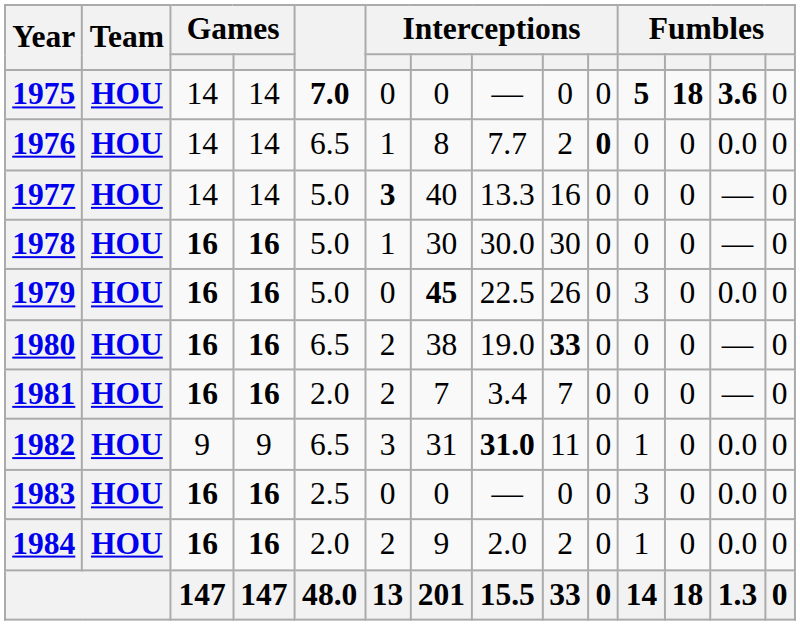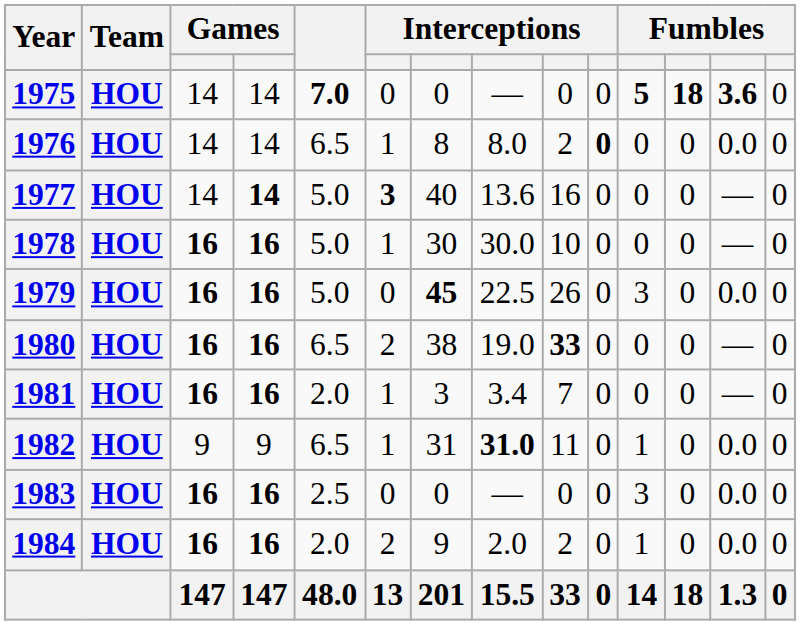(507, 144) 7.7 -> (507, 144) 8.0
(264, 193) normal -> (264, 193) bold
(507, 193) 13.3 -> (507, 193) 13.6
(565, 243) 30 -> (565, 243) 10
(388, 393) 2 -> (388, 393) 1
(441, 393) 7 -> (441, 393) 3
(388, 443) 3 -> (388, 443) 1
